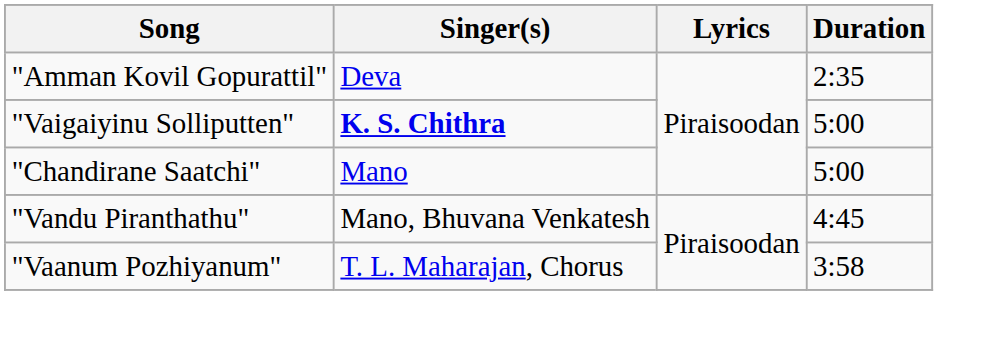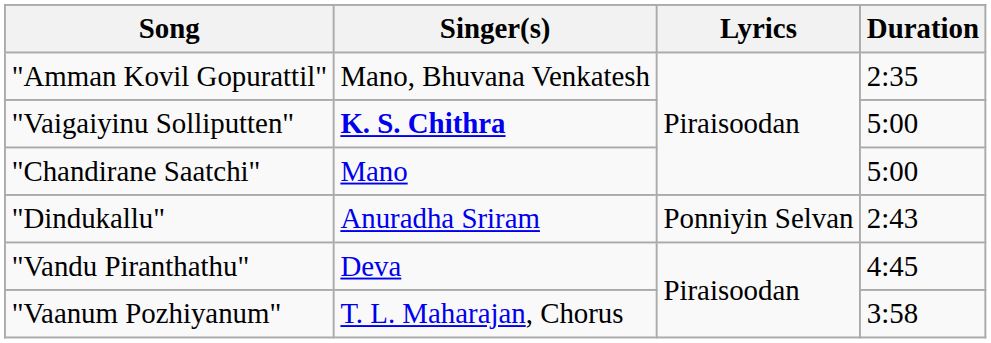(371, 76) Deva -> (495, 76) Mano, Bhuvana Venkatesh
+ row: (88, 218)
(495, 218) Mano, Bhuvana Venkatesh -> (371, 266) Deva
